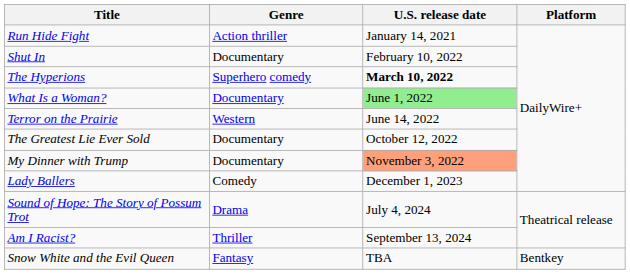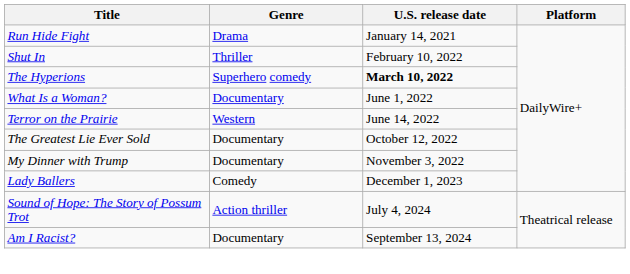(250, 35) Action thriller -> (230, 35) Drama
(248, 56) Documentary -> (232, 56) Thriller
(399, 98) lightgreen background -> (399, 98) no background
(415, 160) lightsalmon background -> (415, 160) no background
(230, 209) Drama -> (250, 209) Action thriller
(232, 237) Thriller -> (248, 237) Documentary
- row: (91, 258)
